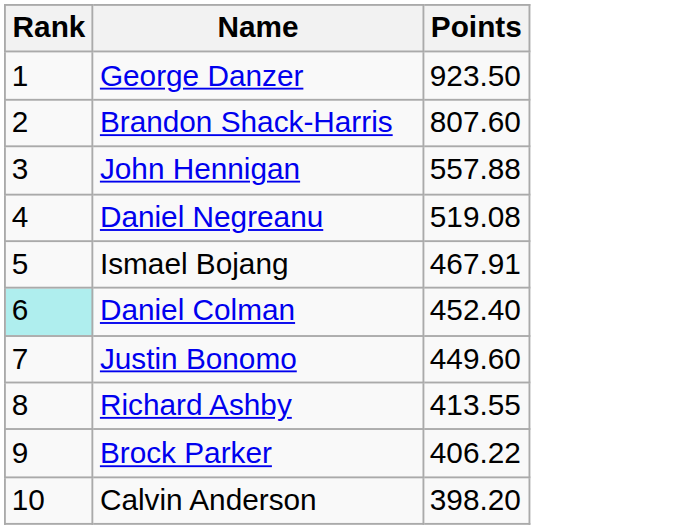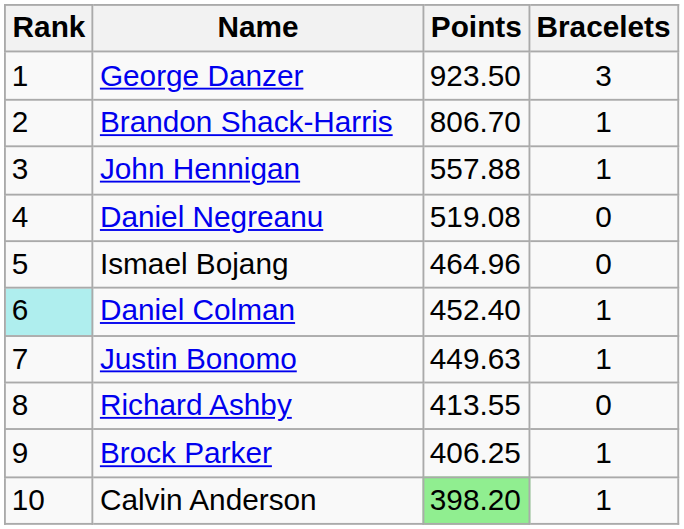+ column: (604, 28)
(475, 122) 807.60 -> (475, 122) 806.70
(475, 264) 467.91 -> (475, 264) 464.96
(475, 358) 449.60 -> (475, 358) 449.63
(475, 452) 406.22 -> (475, 452) 406.25
(475, 500) no background -> (475, 500) lightgreen background
